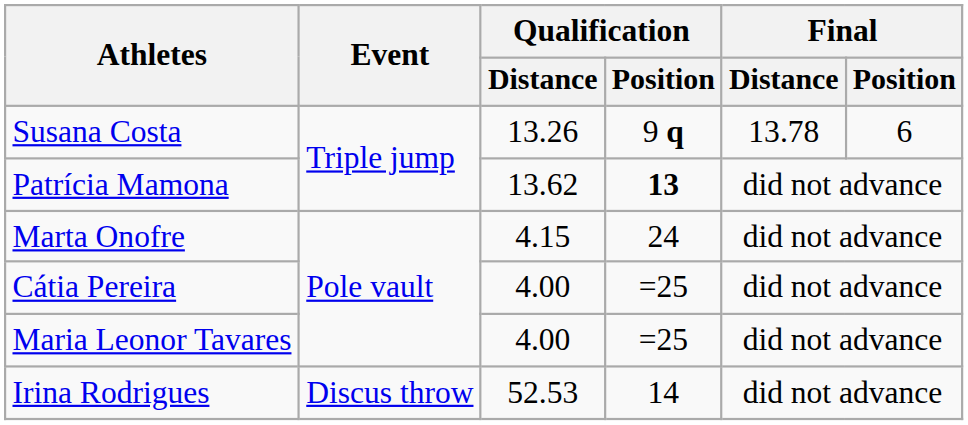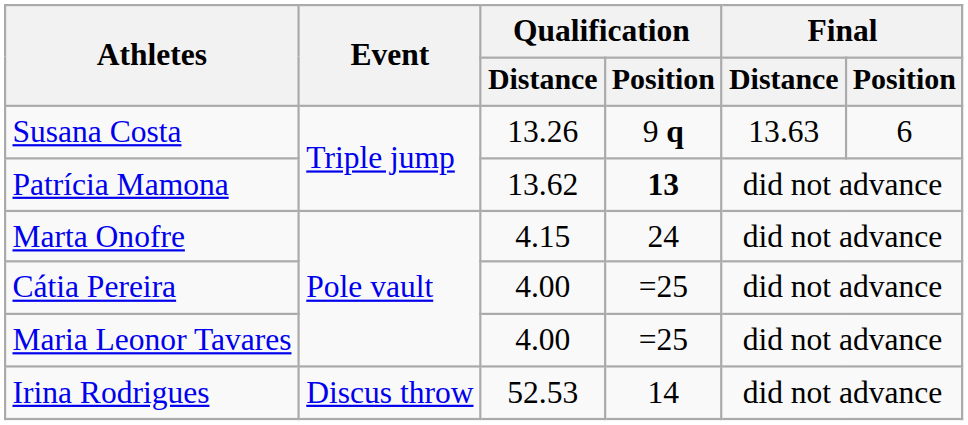(784, 132) 13.78 -> (784, 132) 13.63
